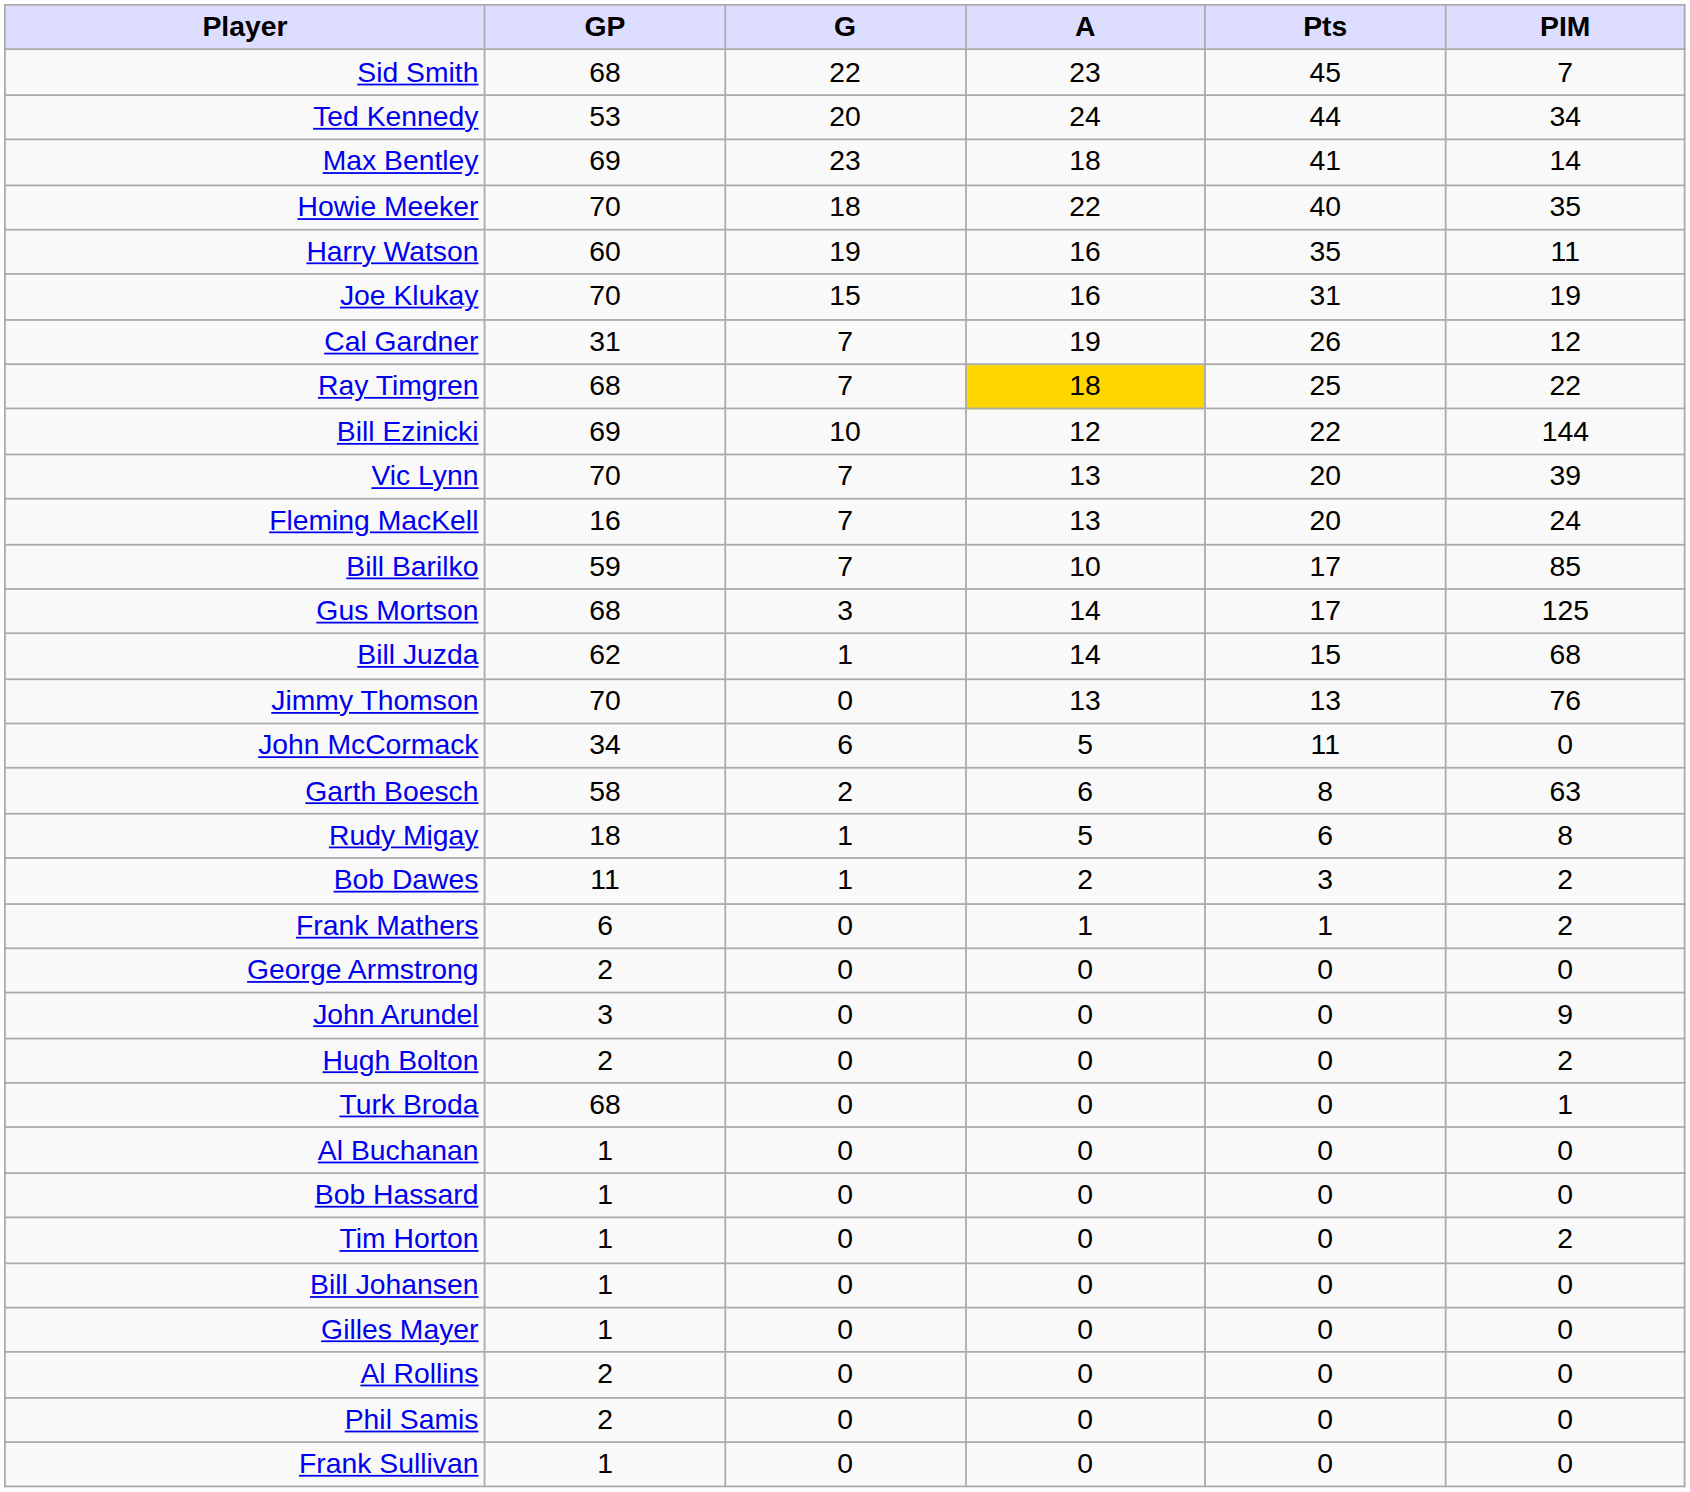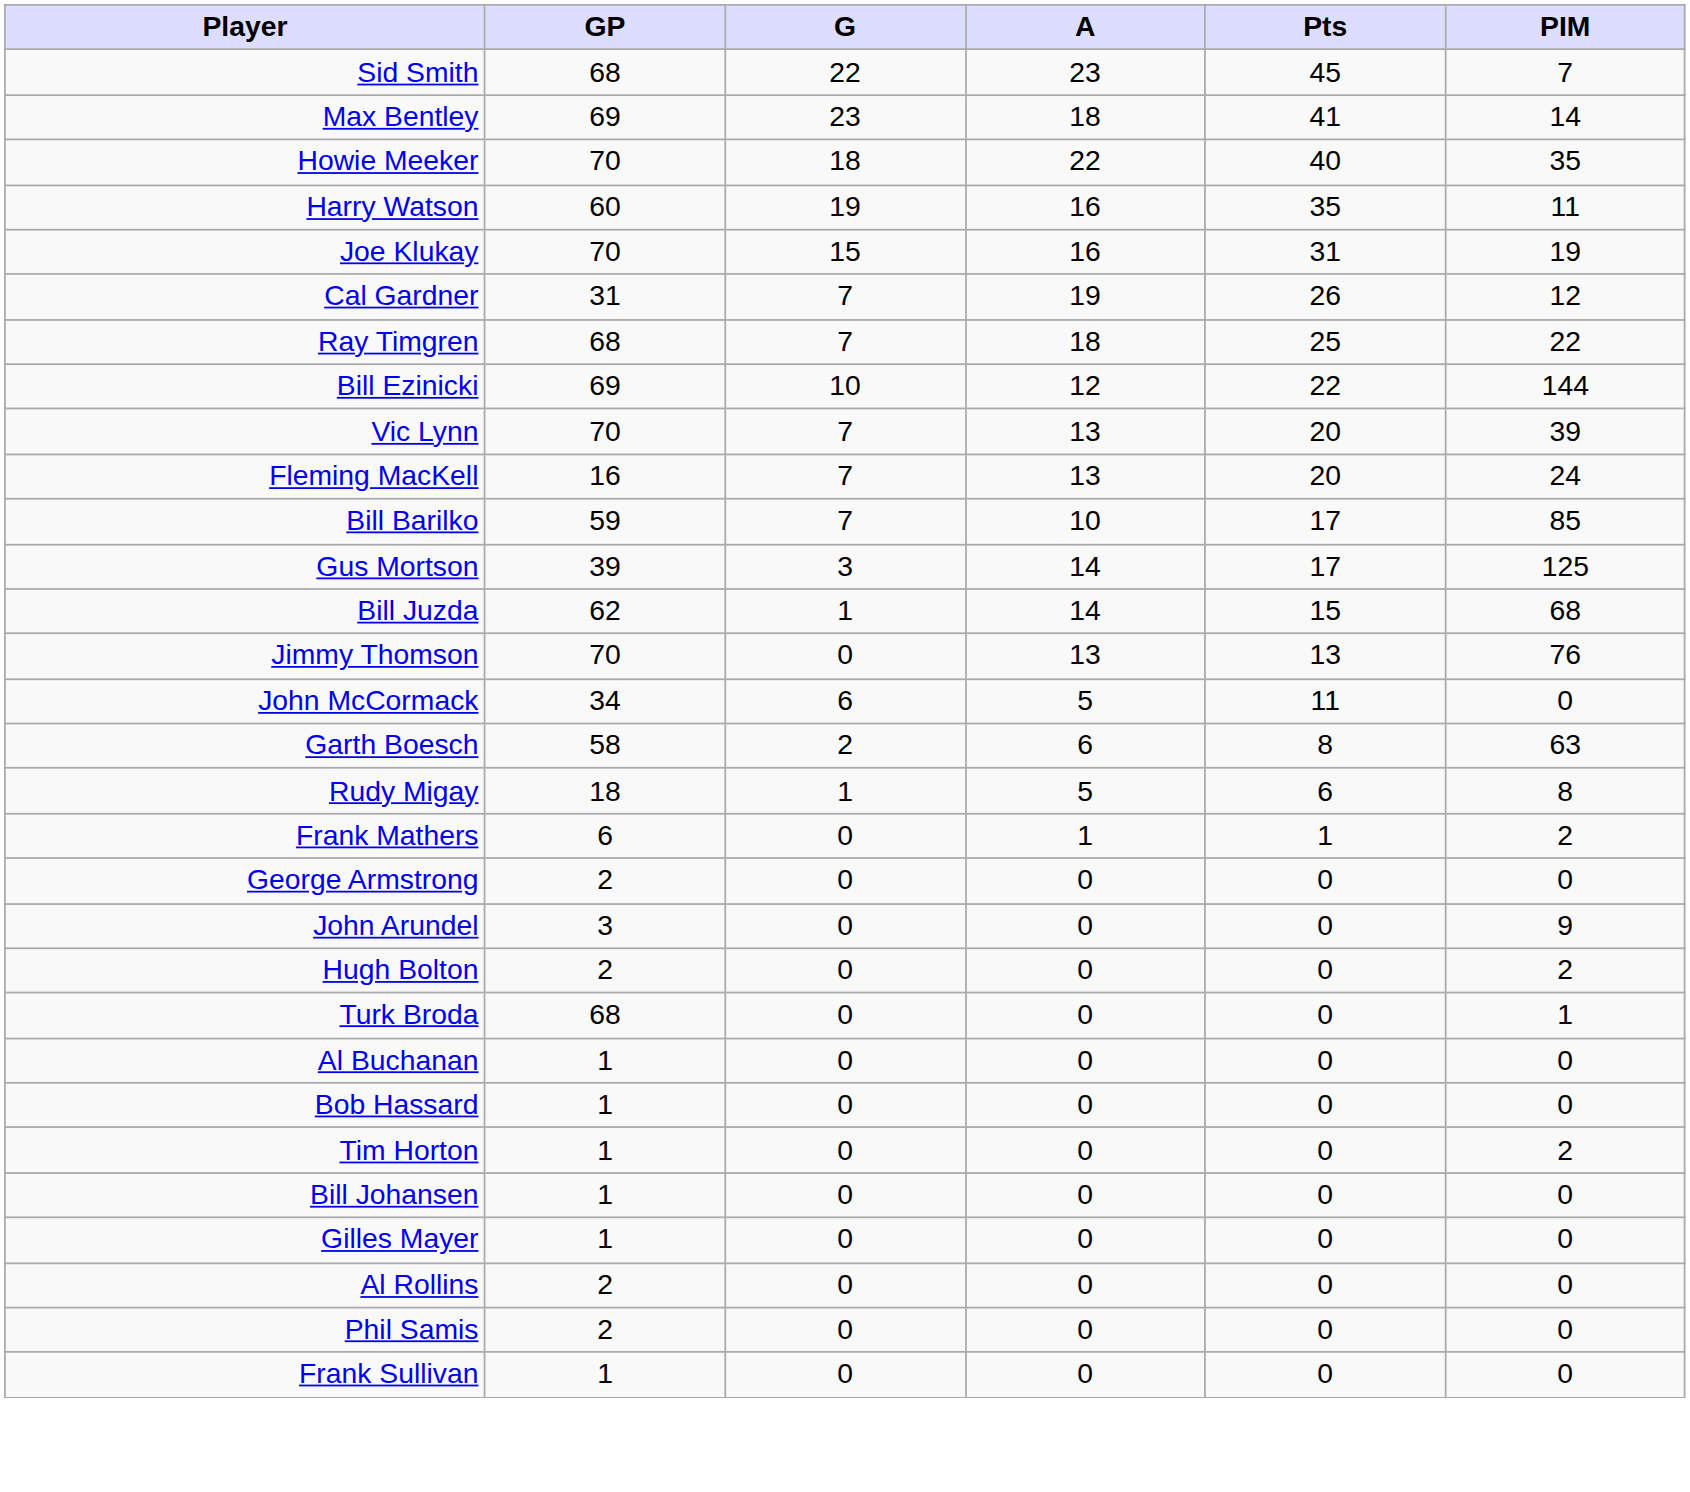- row: (396, 116)
(1085, 386) gold background -> (1085, 341) no background
(605, 610) 68 -> (605, 565) 39
- row: (406, 880)
